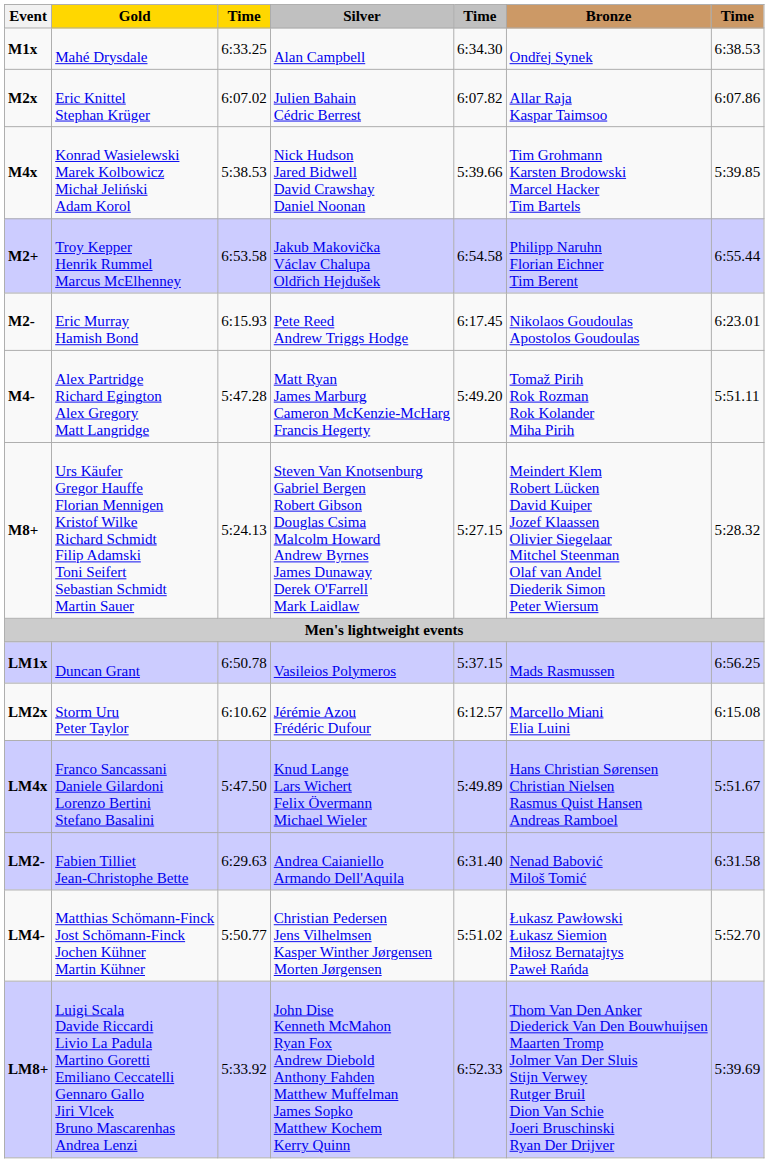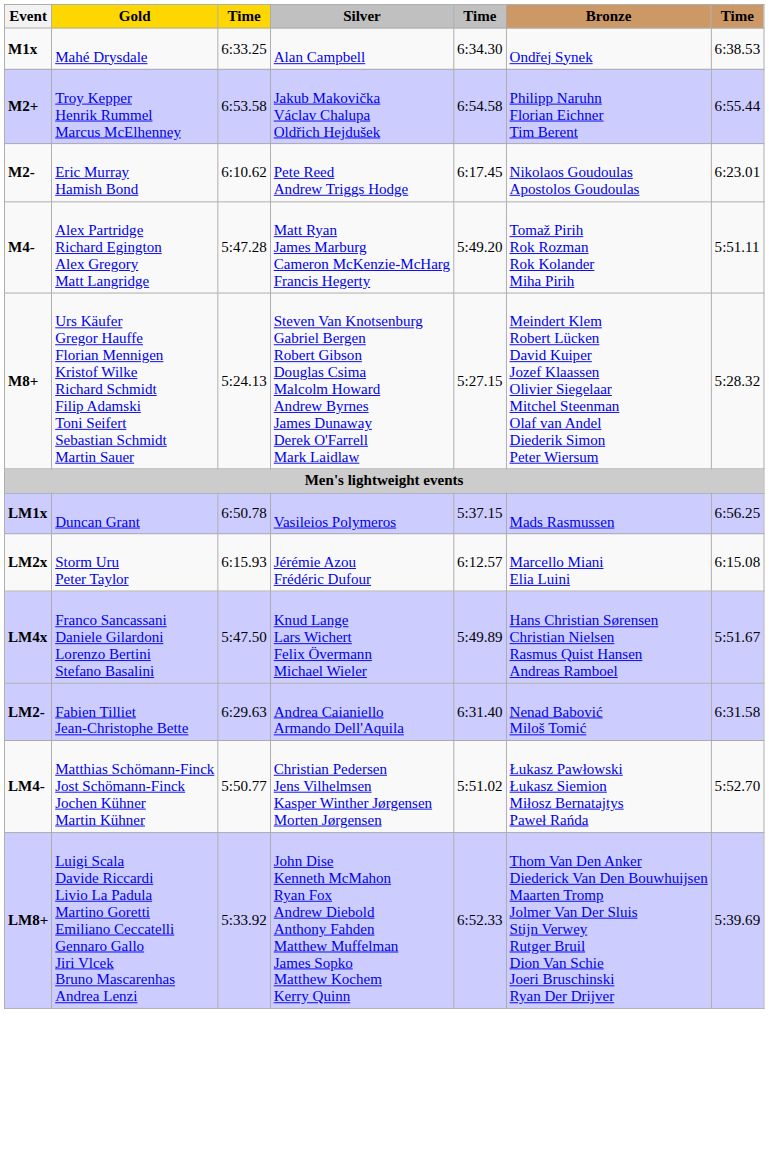- row: (23, 97)
- row: (23, 172)
(244, 321) 6:15.93 -> (244, 172) 6:10.62
(244, 711) 6:10.62 -> (244, 562) 6:15.93
